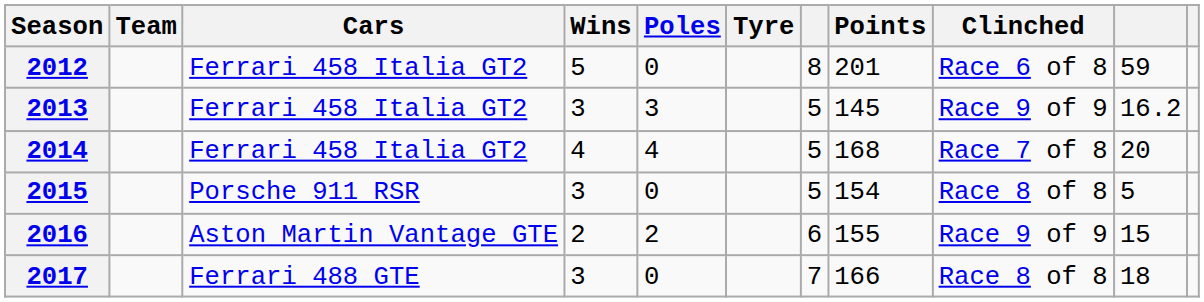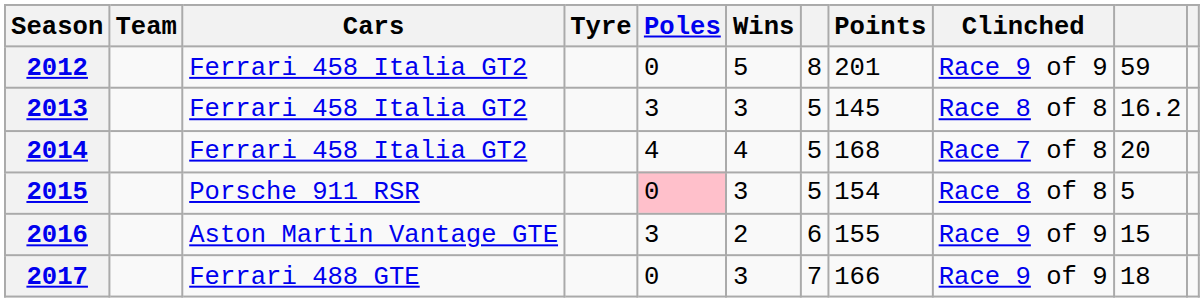columns swapped: (764, 26) <-> (601, 26)
(1023, 68) Race 6 of 8 -> (1023, 68) Race 9 of 9
(1023, 109) Race 9 of 9 -> (1023, 109) Race 8 of 8
(652, 193) no background -> (652, 193) pink background
(652, 235) 2 -> (652, 235) 3
(1023, 276) Race 8 of 8 -> (1023, 276) Race 9 of 9
